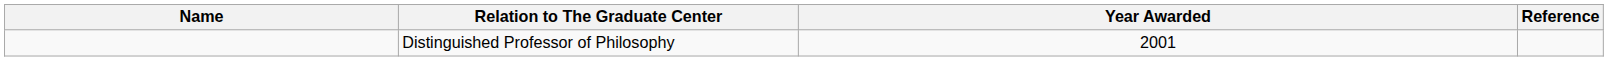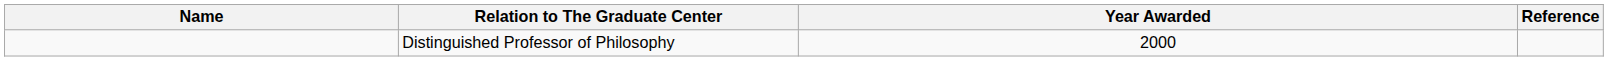(1158, 42) 2001 -> (1158, 42) 2000
